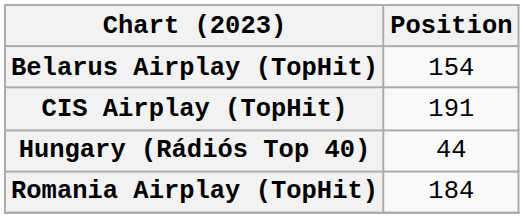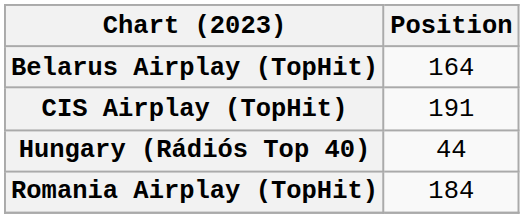(451, 67) 154 -> (451, 67) 164
